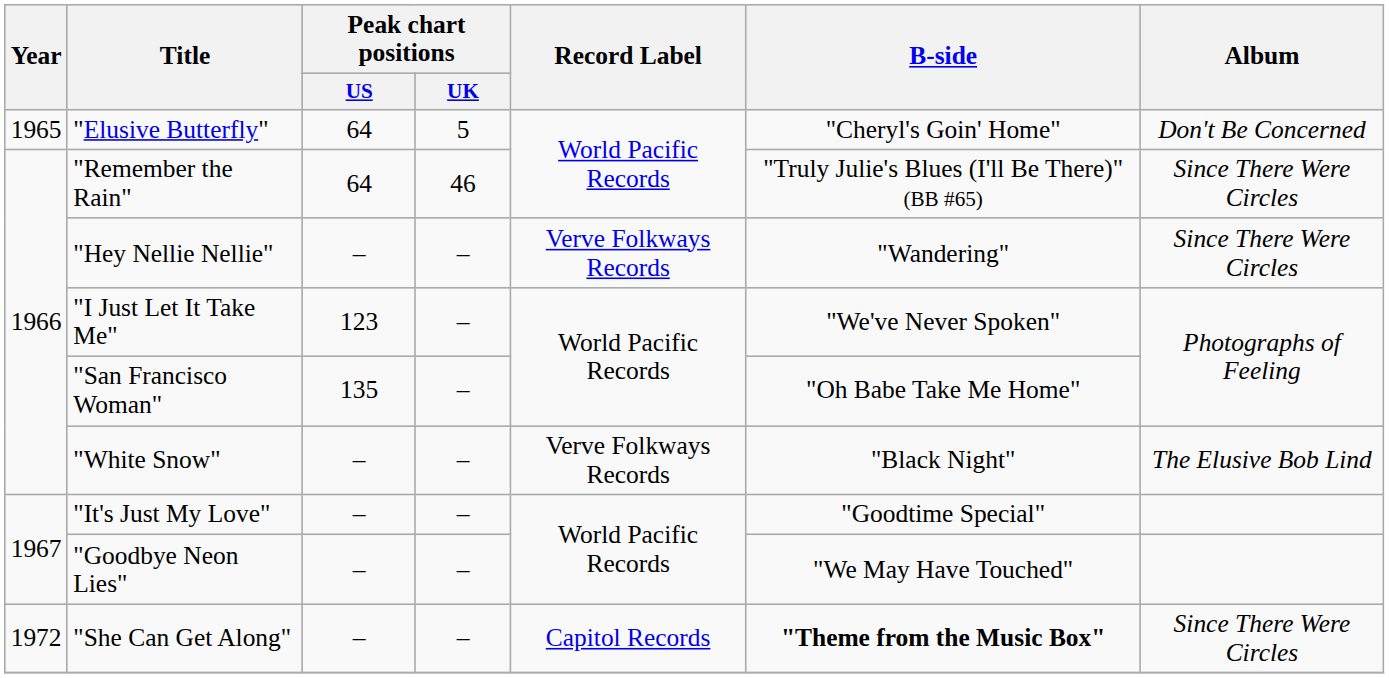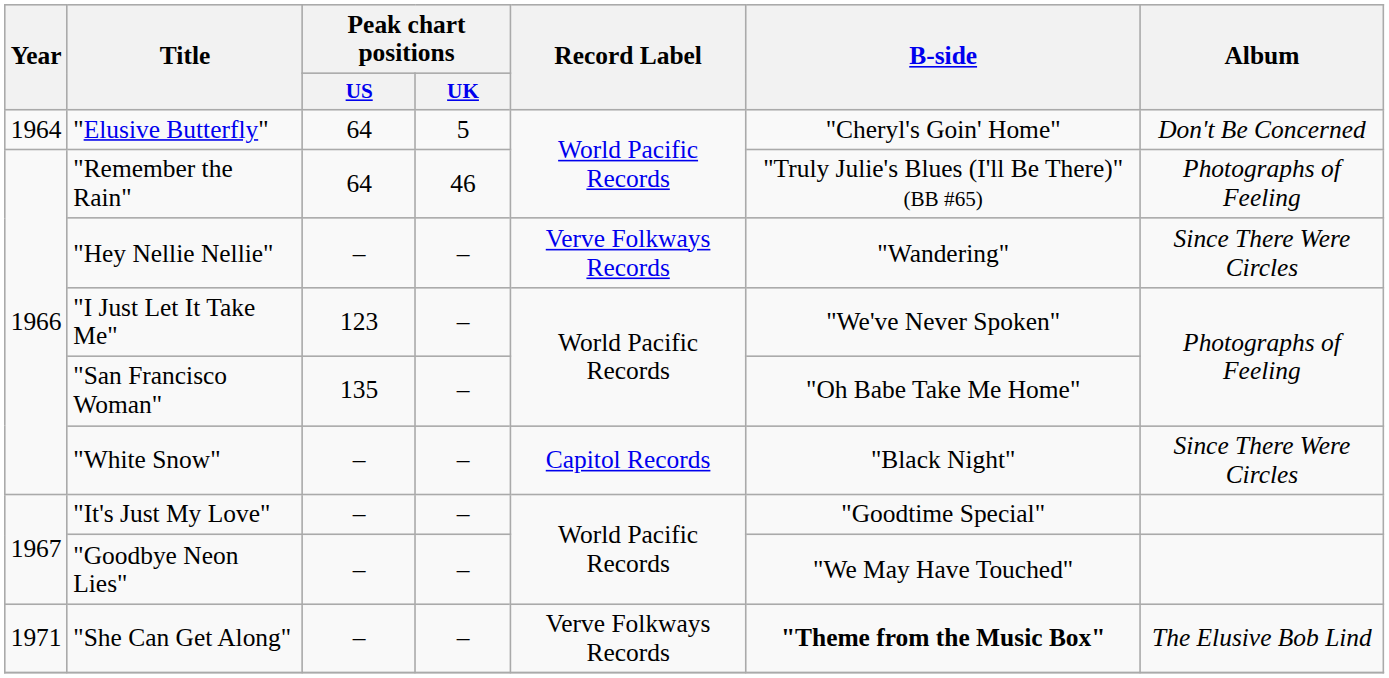(36, 129) 1965 -> (36, 129) 1964
(1262, 183) Since There Were Circles -> (1262, 183) Photographs of Feeling
(628, 459) Verve Folkways Records -> (628, 459) Capitol Records
(1262, 459) The Elusive Bob Lind -> (1262, 459) Since There Were Circles
(36, 637) 1972 -> (36, 637) 1971
(628, 637) Capitol Records -> (628, 637) Verve Folkways Records
(1262, 637) Since There Were Circles -> (1262, 637) The Elusive Bob Lind
